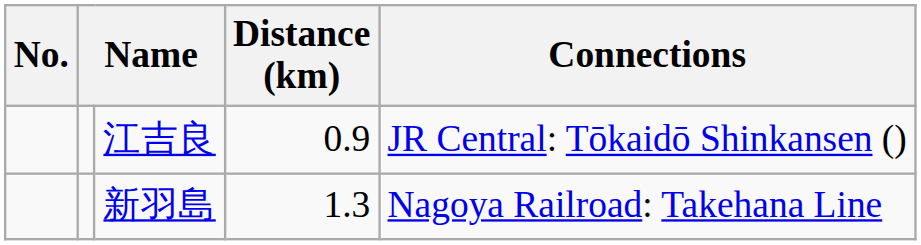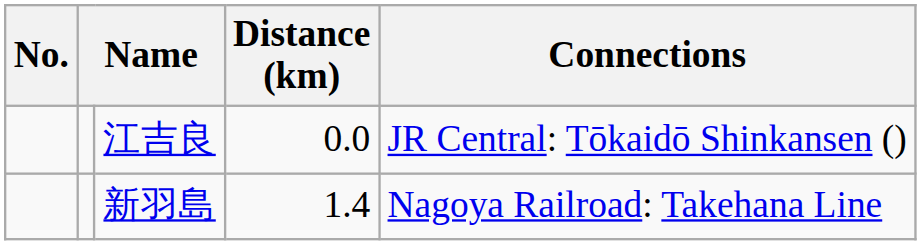(347, 139) 0.9 -> (347, 139) 0.0
(347, 205) 1.3 -> (347, 205) 1.4
